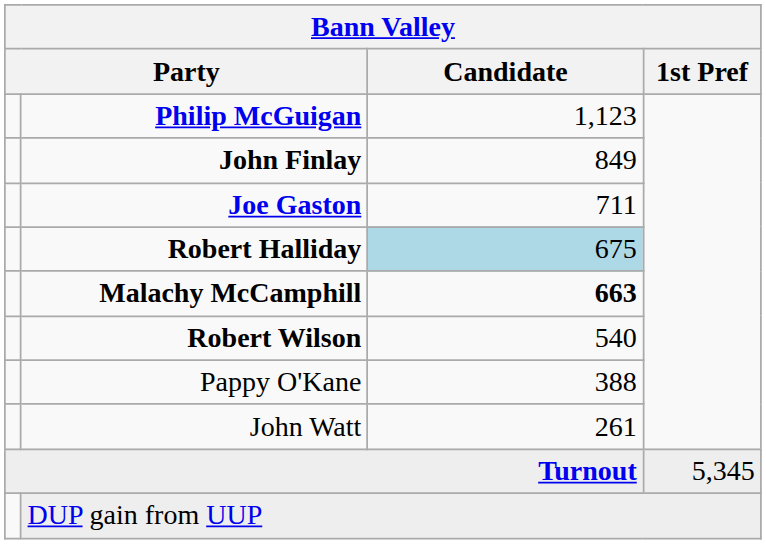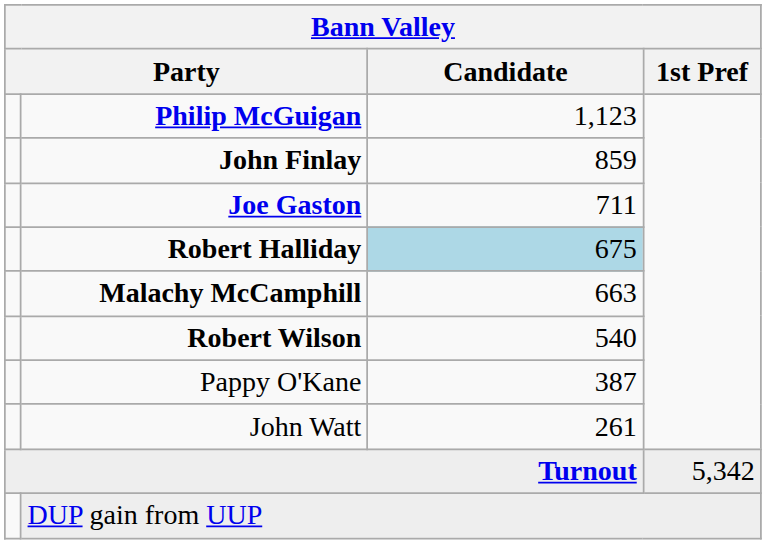(616, 159) 849 -> (616, 159) 859
(616, 293) bold -> (616, 293) normal
(616, 381) 388 -> (616, 381) 387
(723, 470) 5,345 -> (723, 470) 5,342
